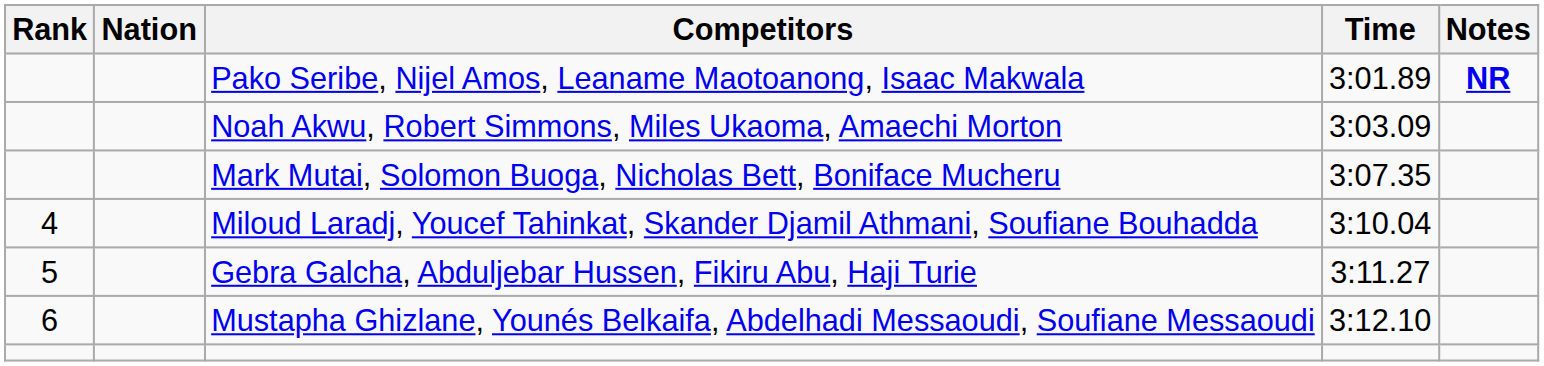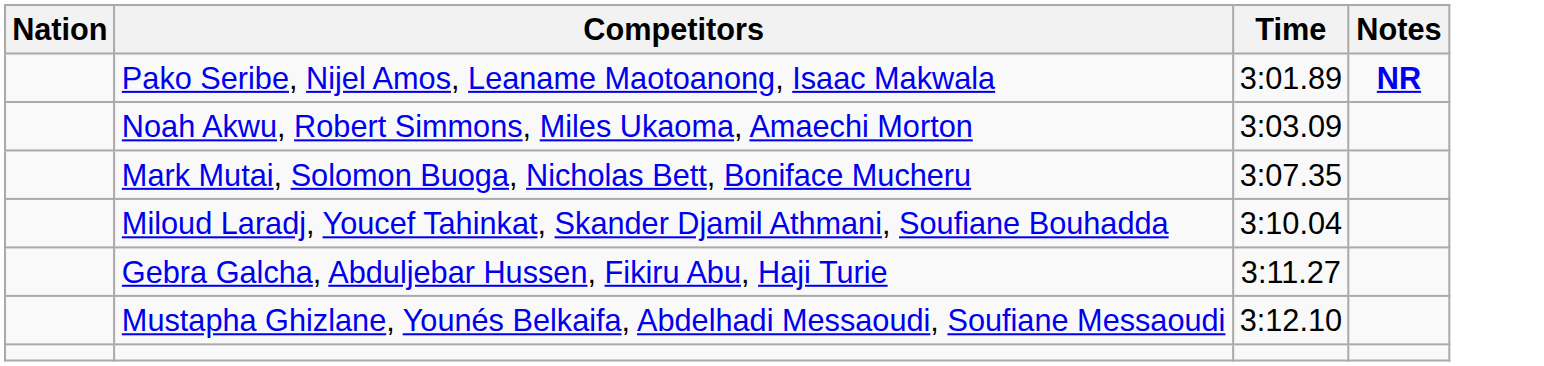- column: (50, 30)
